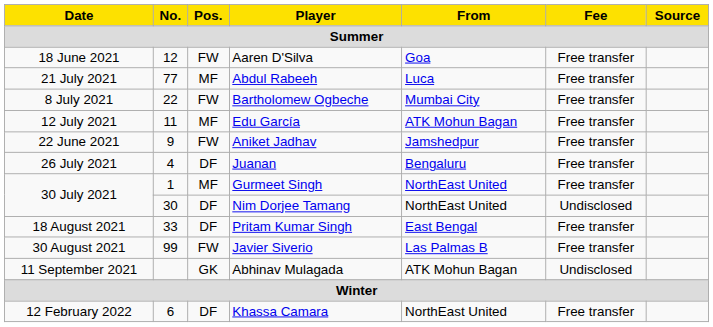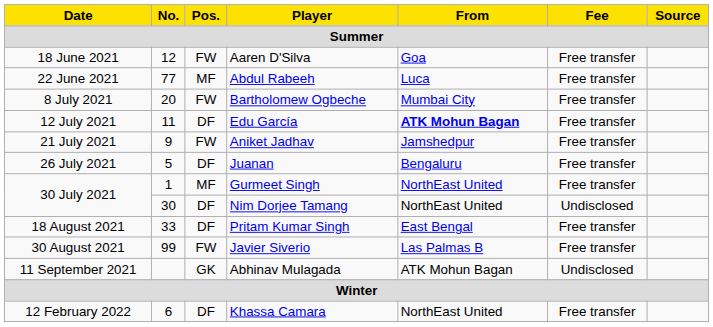(79, 79) 21 July 2021 -> (78, 79) 22 June 2021
(170, 100) 22 -> (169, 100) 20
(208, 121) MF -> (206, 121) DF
(461, 121) normal -> (460, 121) bold
(79, 142) 22 June 2021 -> (78, 142) 21 July 2021
(170, 164) 4 -> (169, 164) 5
